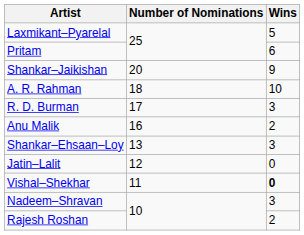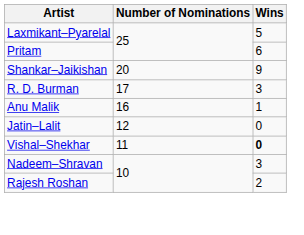- row: (44, 88)
(272, 126) 2 -> (259, 107) 1
- row: (65, 145)
